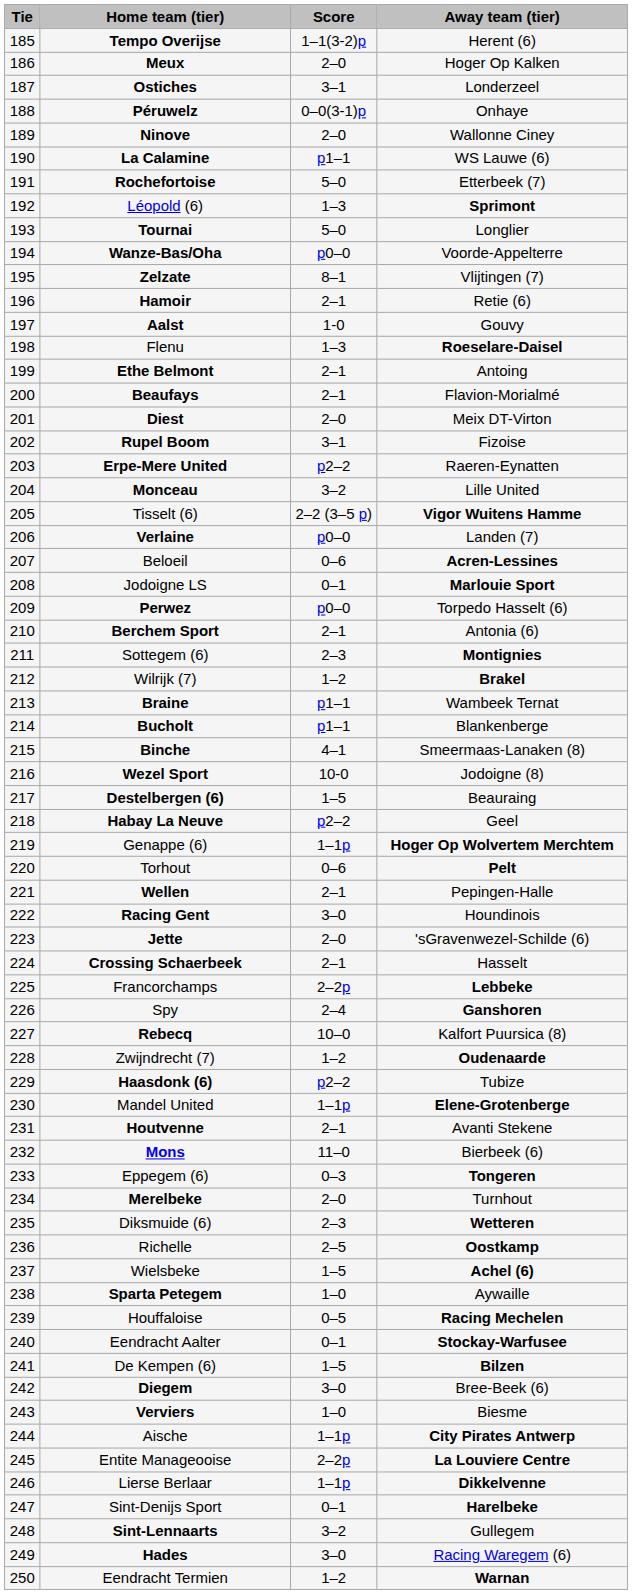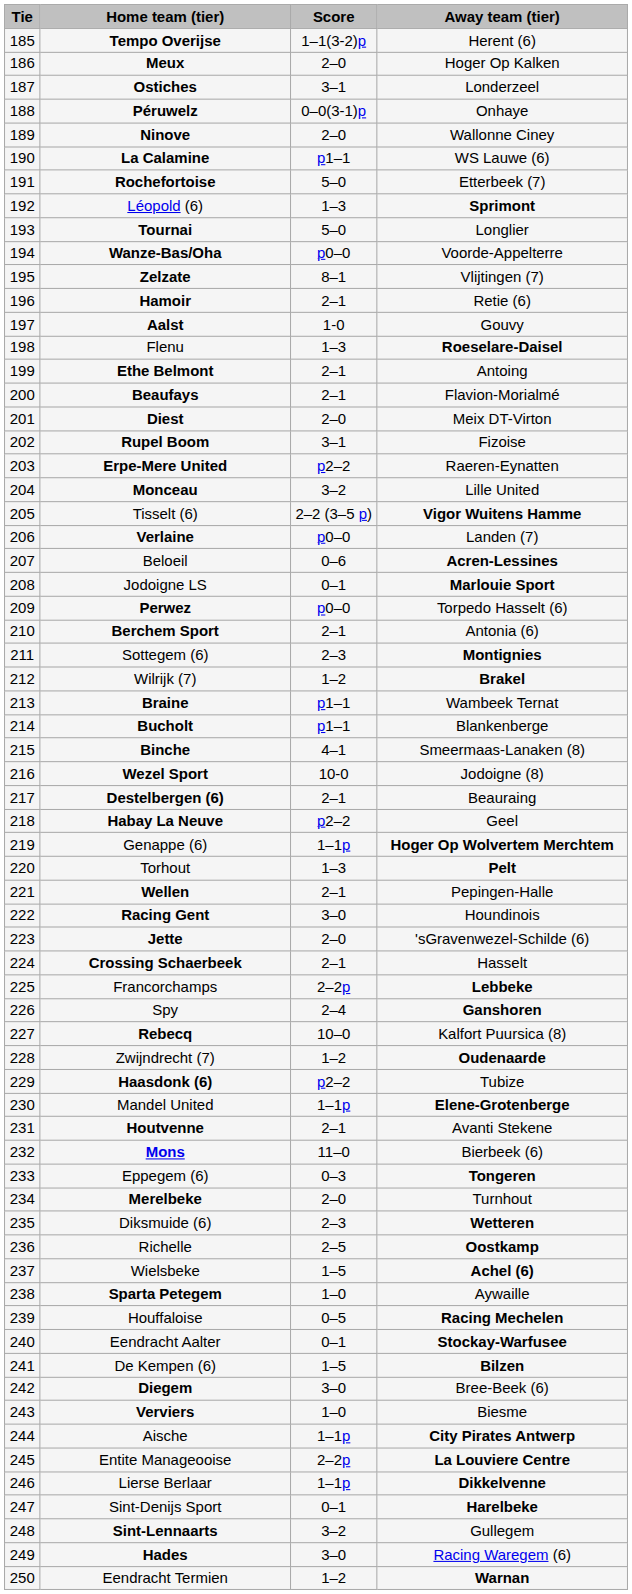(334, 798) 1–5 -> (334, 798) 2–1
(334, 869) 0–6 -> (334, 869) 1–3
